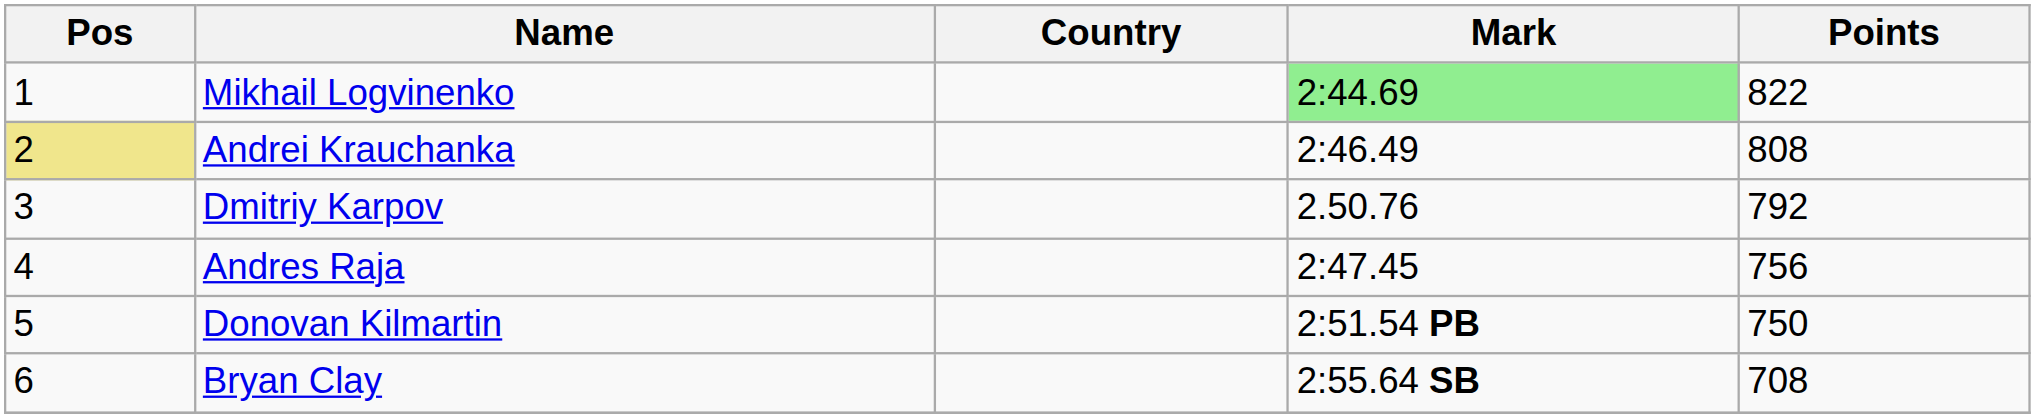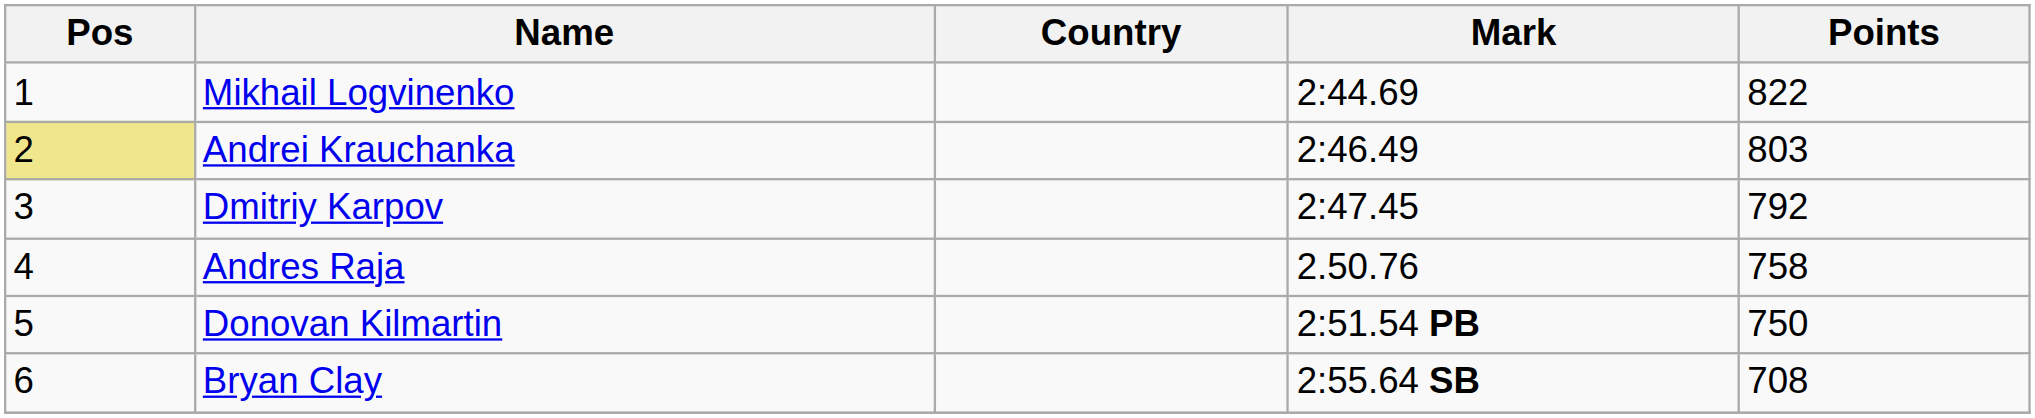(1358, 91) lightgreen background -> (1358, 91) no background
(1778, 149) 808 -> (1778, 149) 803
(1358, 207) 2.50.76 -> (1358, 207) 2:47.45
(1358, 265) 2:47.45 -> (1358, 265) 2.50.76
(1778, 265) 756 -> (1778, 265) 758
